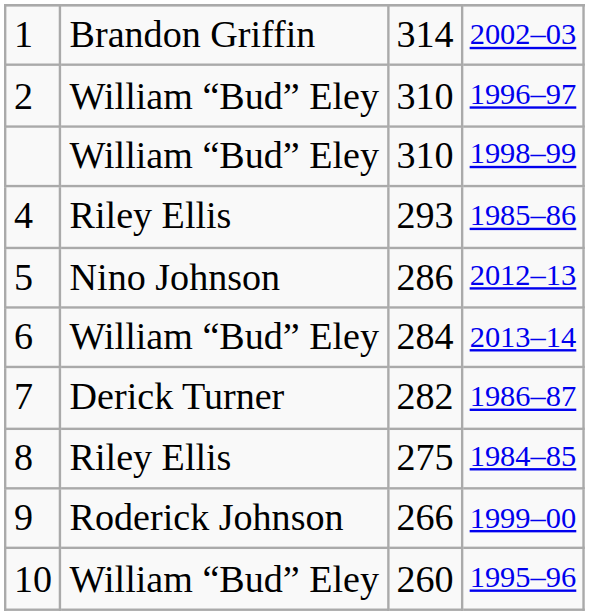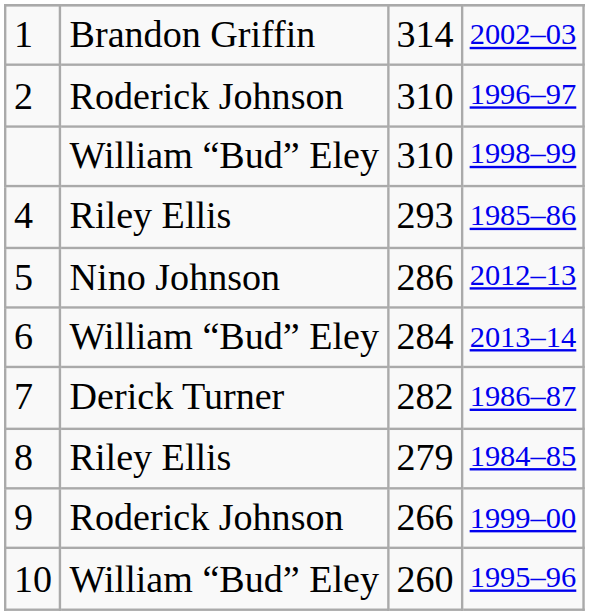(224, 95) William “Bud” Eley -> (207, 95) Roderick Johnson
(425, 457) 275 -> (425, 457) 279
